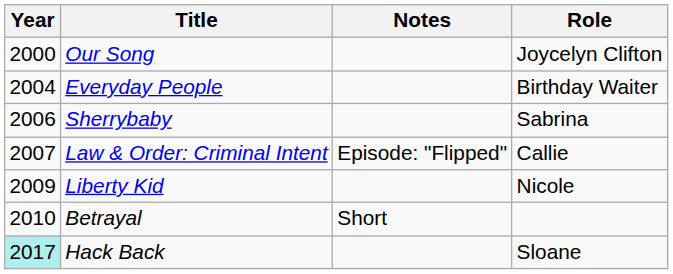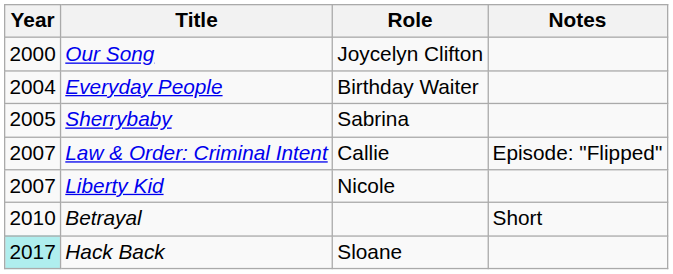columns swapped: (589, 20) <-> (422, 20)
(33, 119) 2006 -> (33, 119) 2005
(33, 185) 2009 -> (33, 185) 2007
